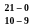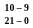rows swapped: (17, 7) <-> (17, 21)
